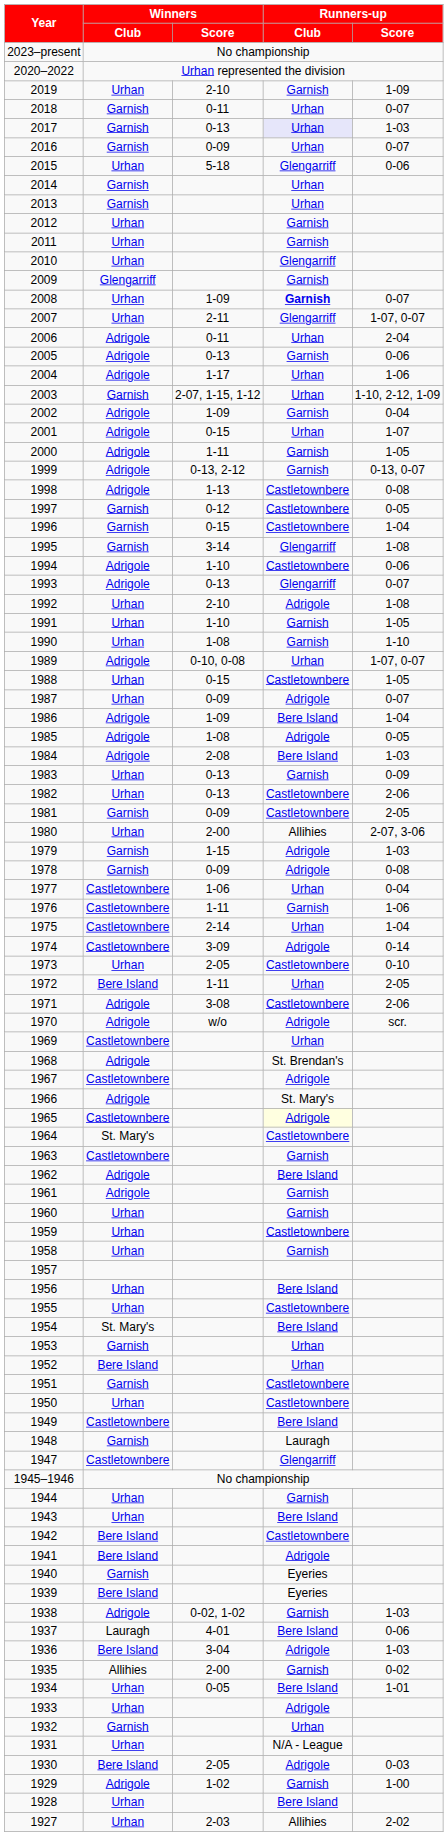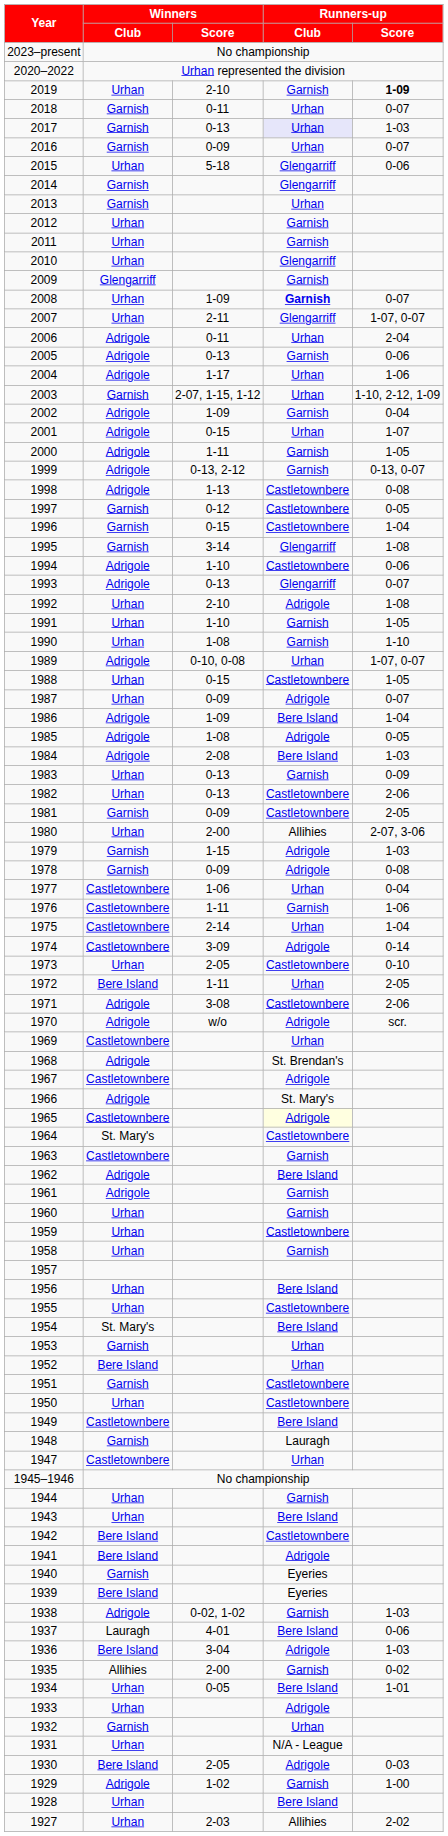(398, 90) normal -> (398, 90) bold
(308, 185) Urhan -> (308, 185) Glengarriff
(308, 1460) Glengarriff -> (308, 1460) Urhan
